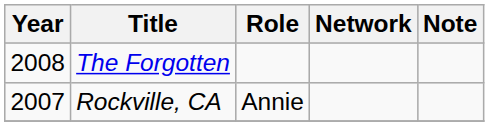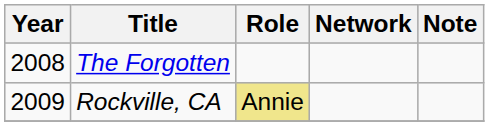(38, 101) 2007 -> (38, 101) 2009
(273, 101) no background -> (273, 101) khaki background
